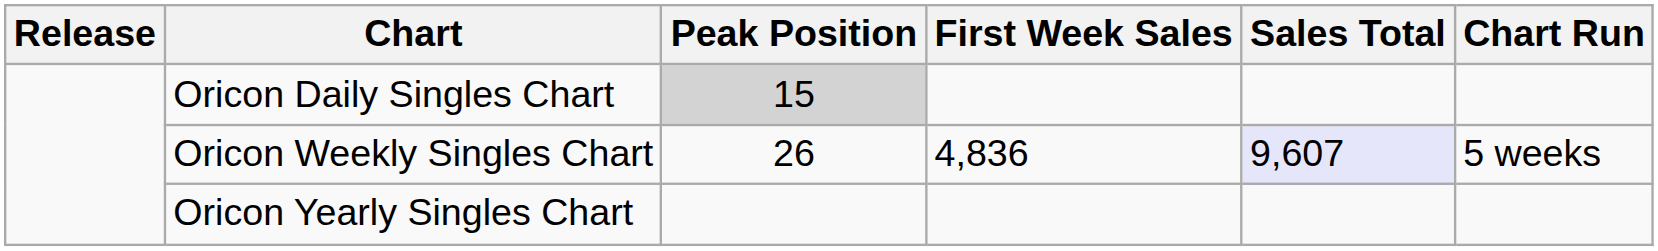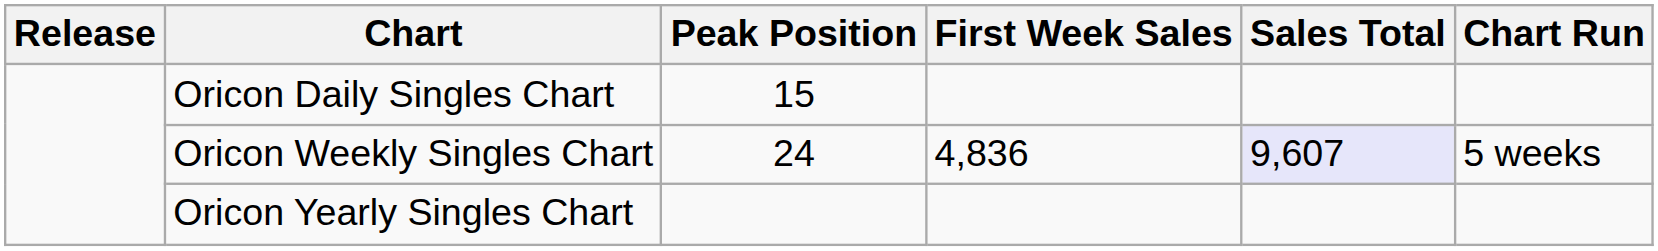(794, 93) lightgrey background -> (794, 93) no background
(794, 153) 26 -> (794, 153) 24
